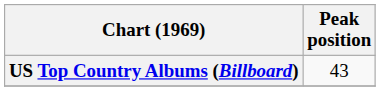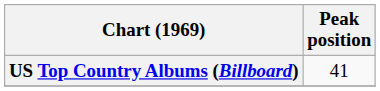(339, 70) 43 -> (339, 70) 41
